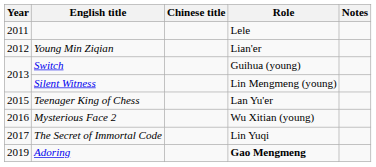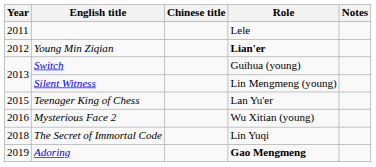(246, 48) normal -> (248, 48) bold
(18, 135) 2017 -> (18, 135) 2018
